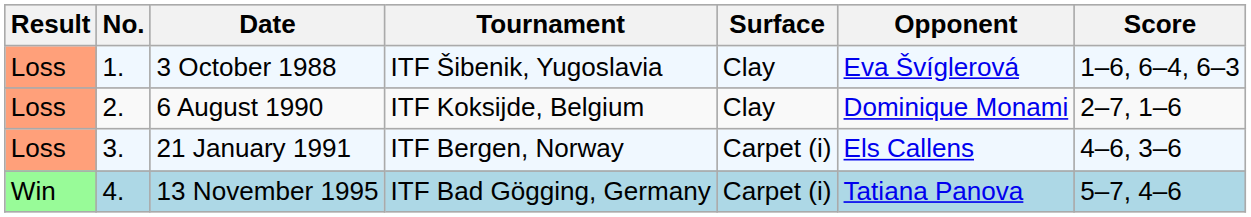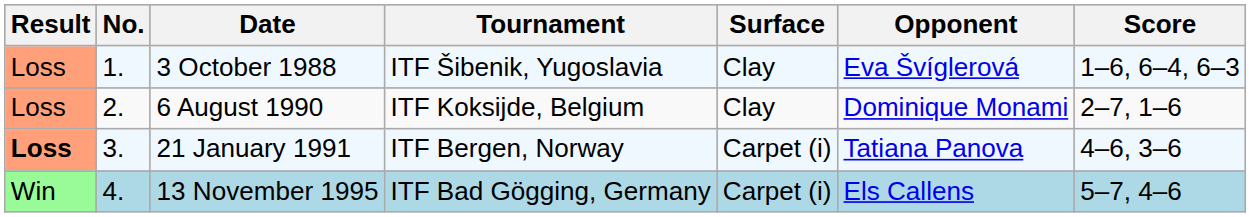(38, 149) normal -> (41, 149) bold
(909, 149) Els Callens -> (933, 149) Tatiana Panova
(933, 190) Tatiana Panova -> (909, 190) Els Callens
